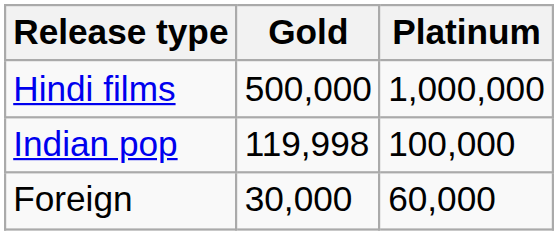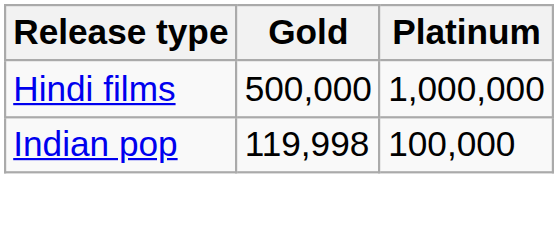- row: (73, 199)
